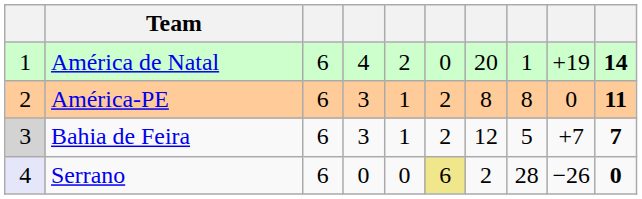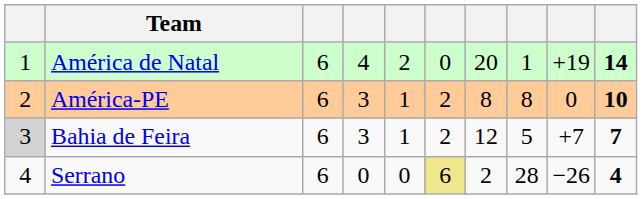(616, 99) 11 -> (616, 99) 10
(25, 174) lavender background -> (25, 174) no background
(616, 174) 0 -> (616, 174) 4
